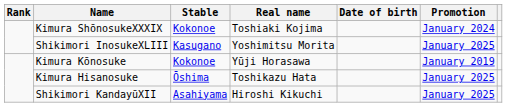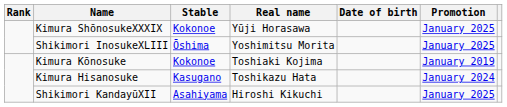(277, 29) Toshiaki Kojima -> (271, 29) Yūji Horasawa
(458, 29) January 2024 -> (458, 29) January 2025
(197, 45) Kasugano -> (191, 45) Ōshima
(271, 61) Yūji Horasawa -> (277, 61) Toshiaki Kojima
(191, 78) Ōshima -> (197, 78) Kasugano
(458, 78) January 2025 -> (458, 78) January 2024
